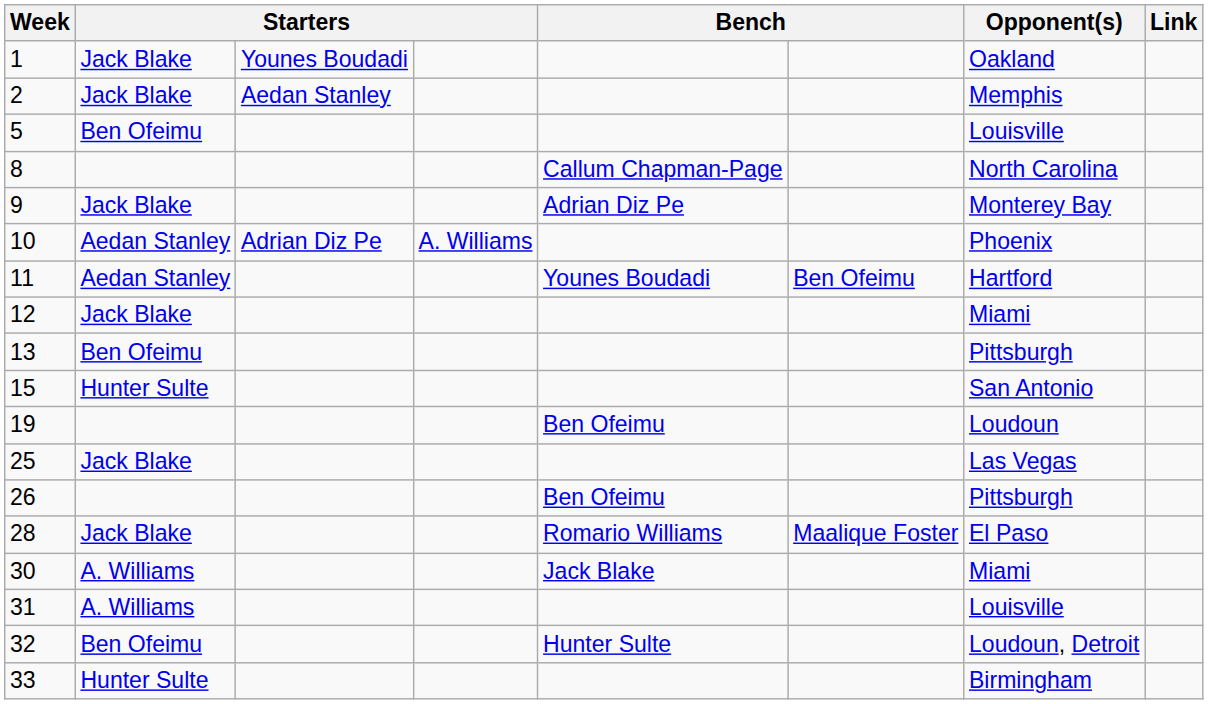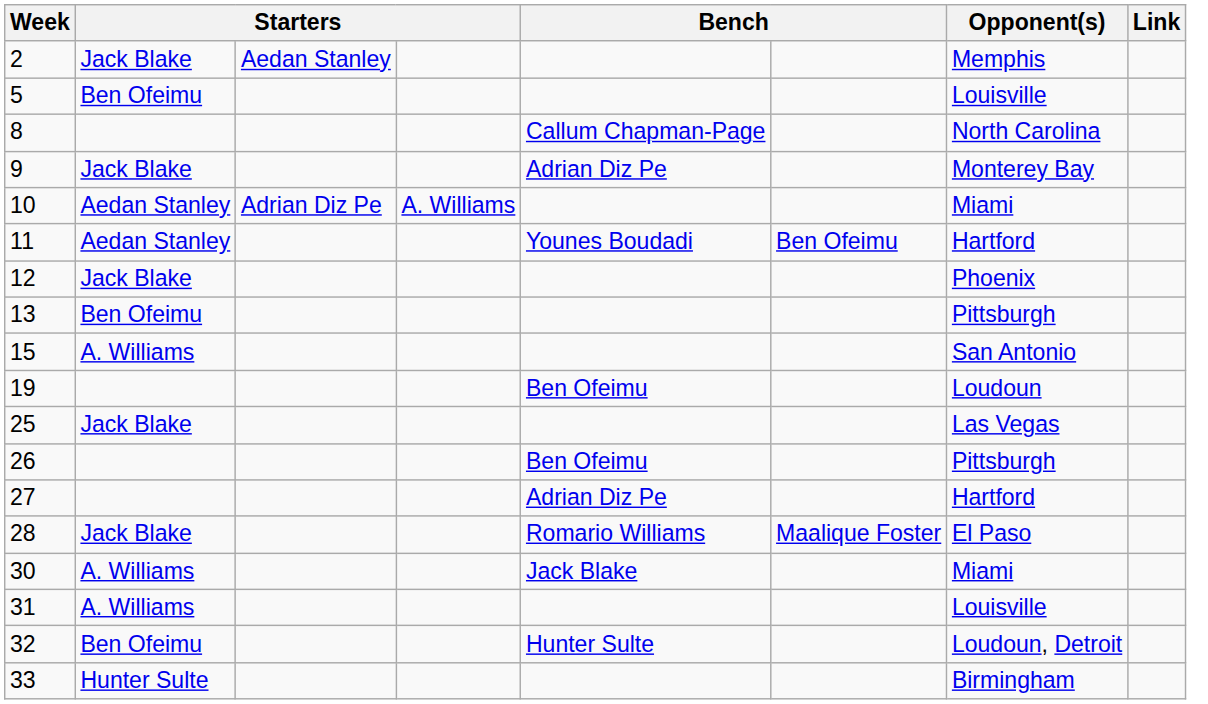- row: (16, 59)
(1011, 242) Phoenix -> (983, 205) Miami
(1000, 315) Miami -> (994, 278) Phoenix
(144, 388) Hunter Sulte -> (137, 351) A. Williams
+ row: (23, 497)
